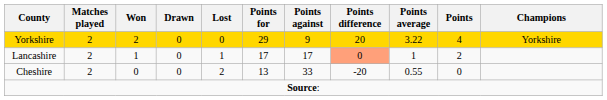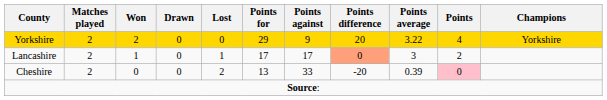(414, 55) 1 -> (414, 55) 3
(414, 71) 0.55 -> (414, 71) 0.39
(459, 71) no background -> (459, 71) pink background
